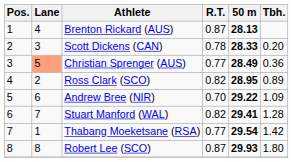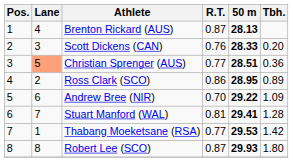(216, 47) 0.78 -> (216, 47) 0.76
(244, 64) 28.49 -> (244, 64) 28.51
(216, 81) 0.82 -> (216, 81) 0.86
(216, 115) 0.82 -> (216, 115) 0.81
(244, 132) 29.54 -> (244, 132) 29.53
